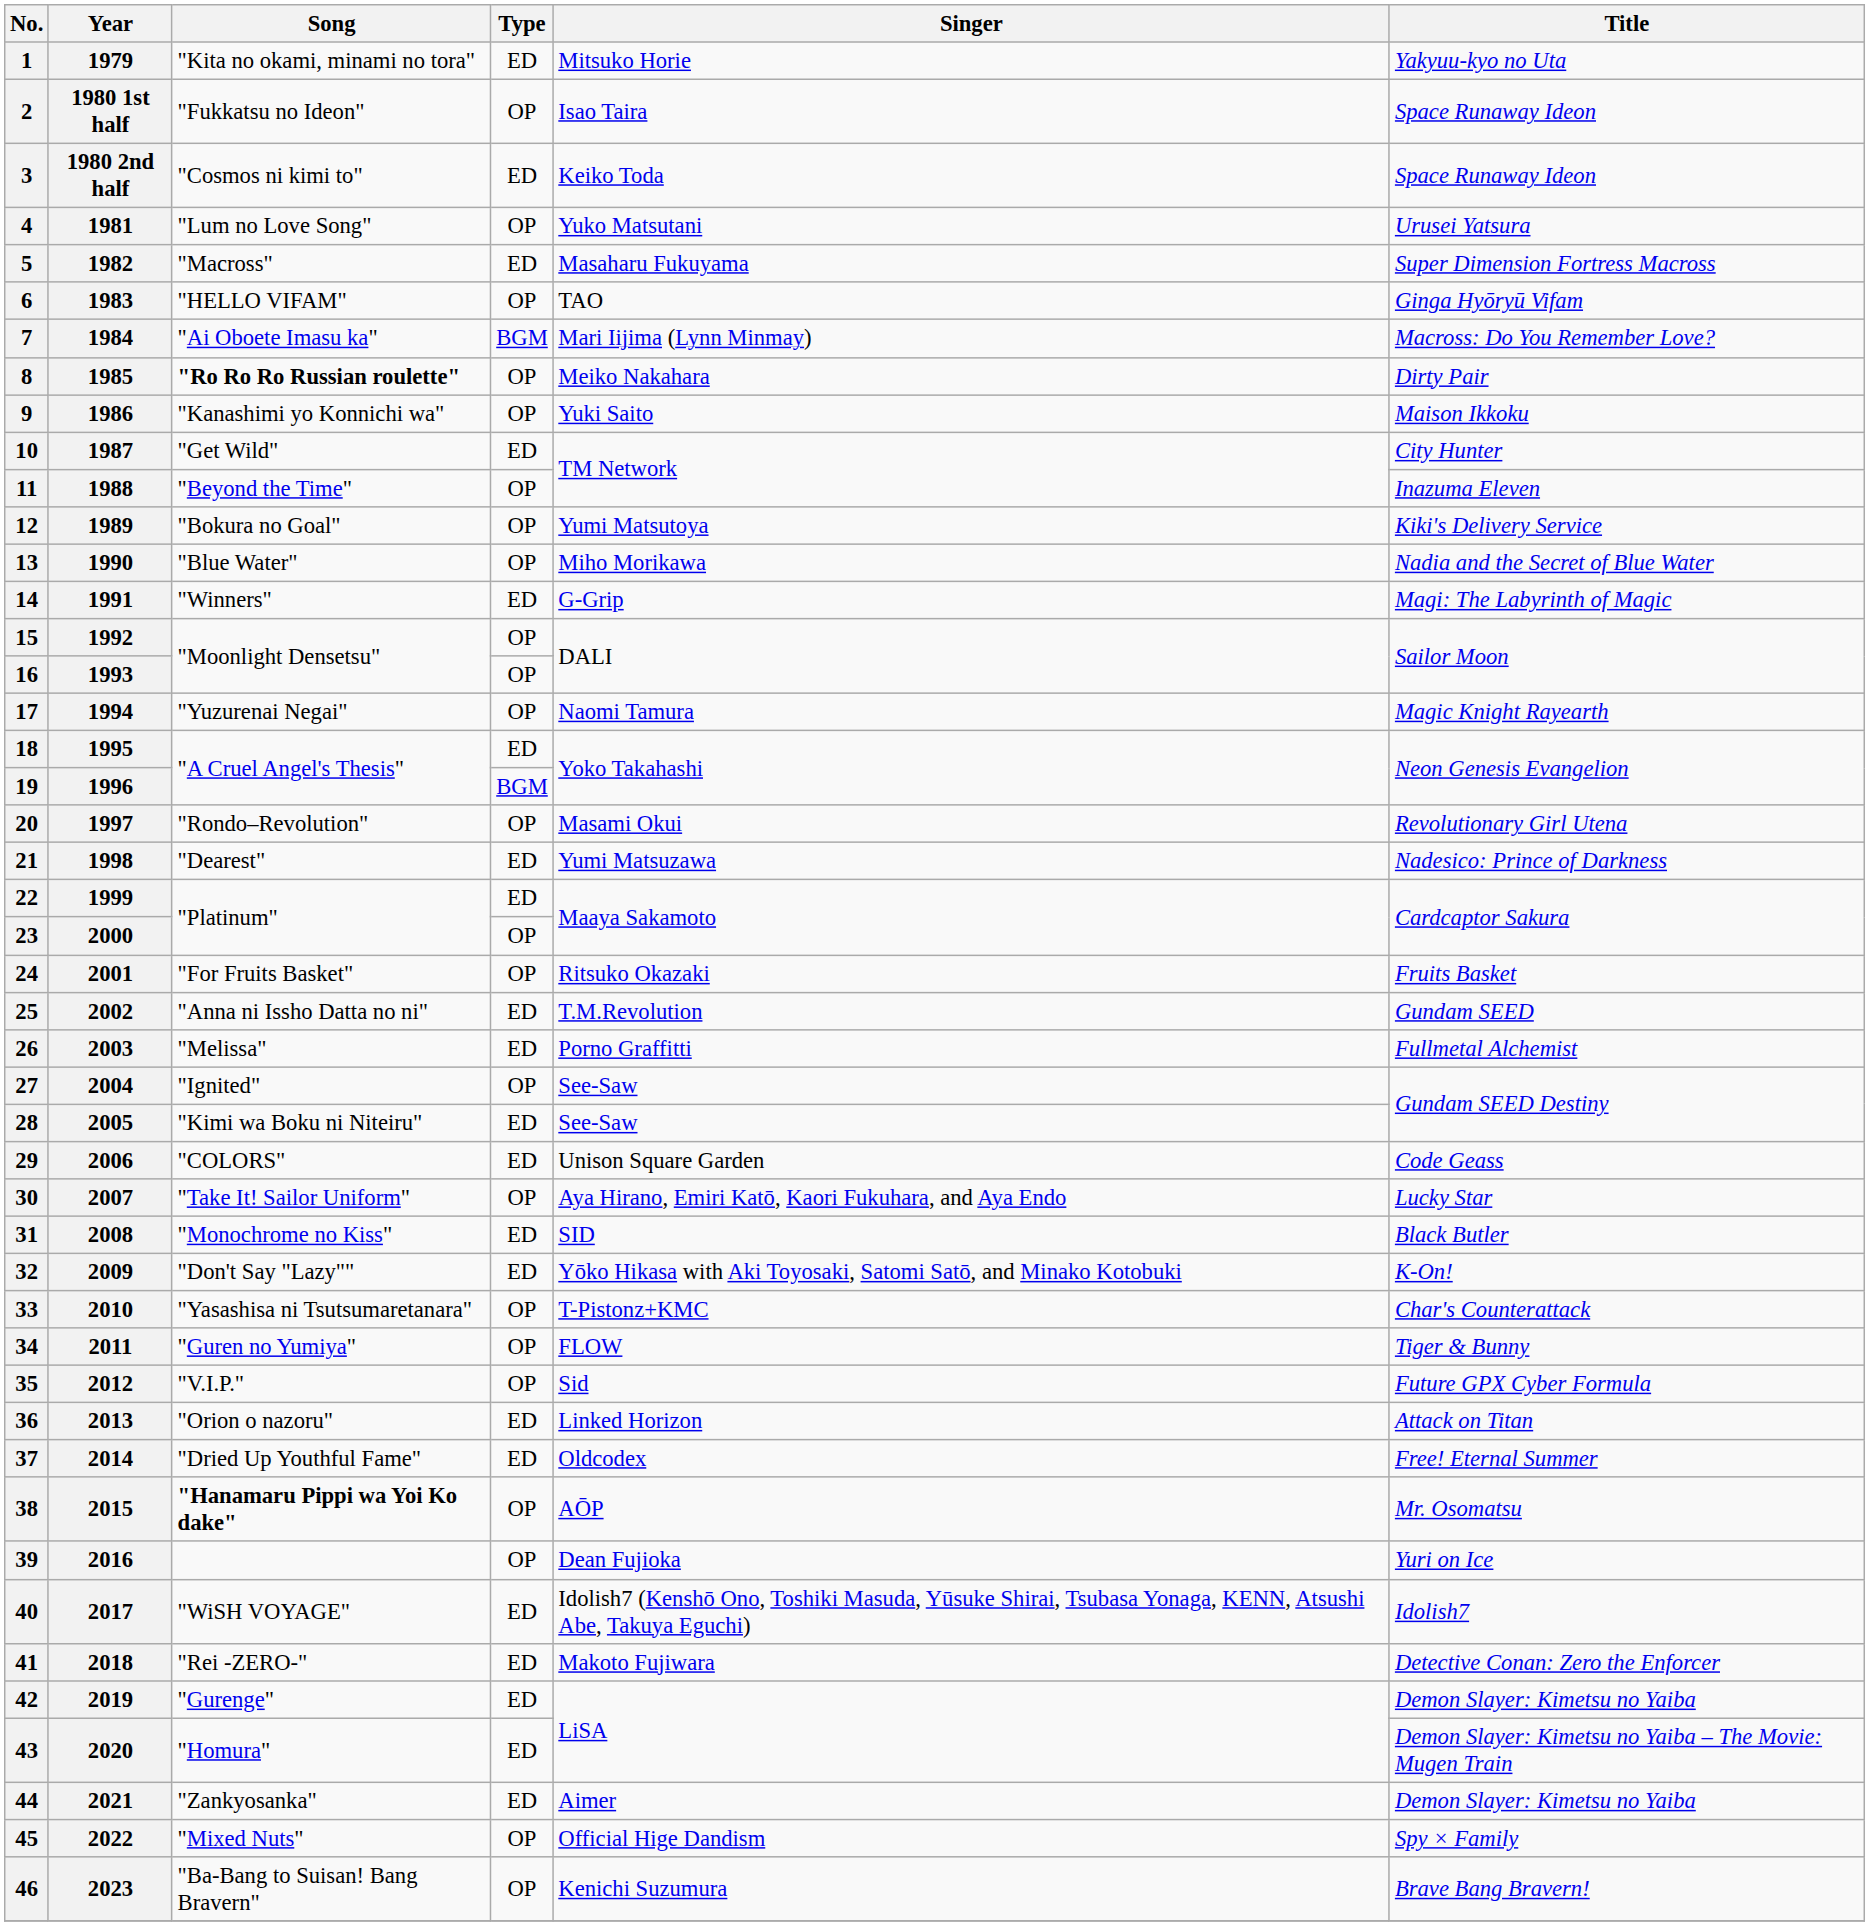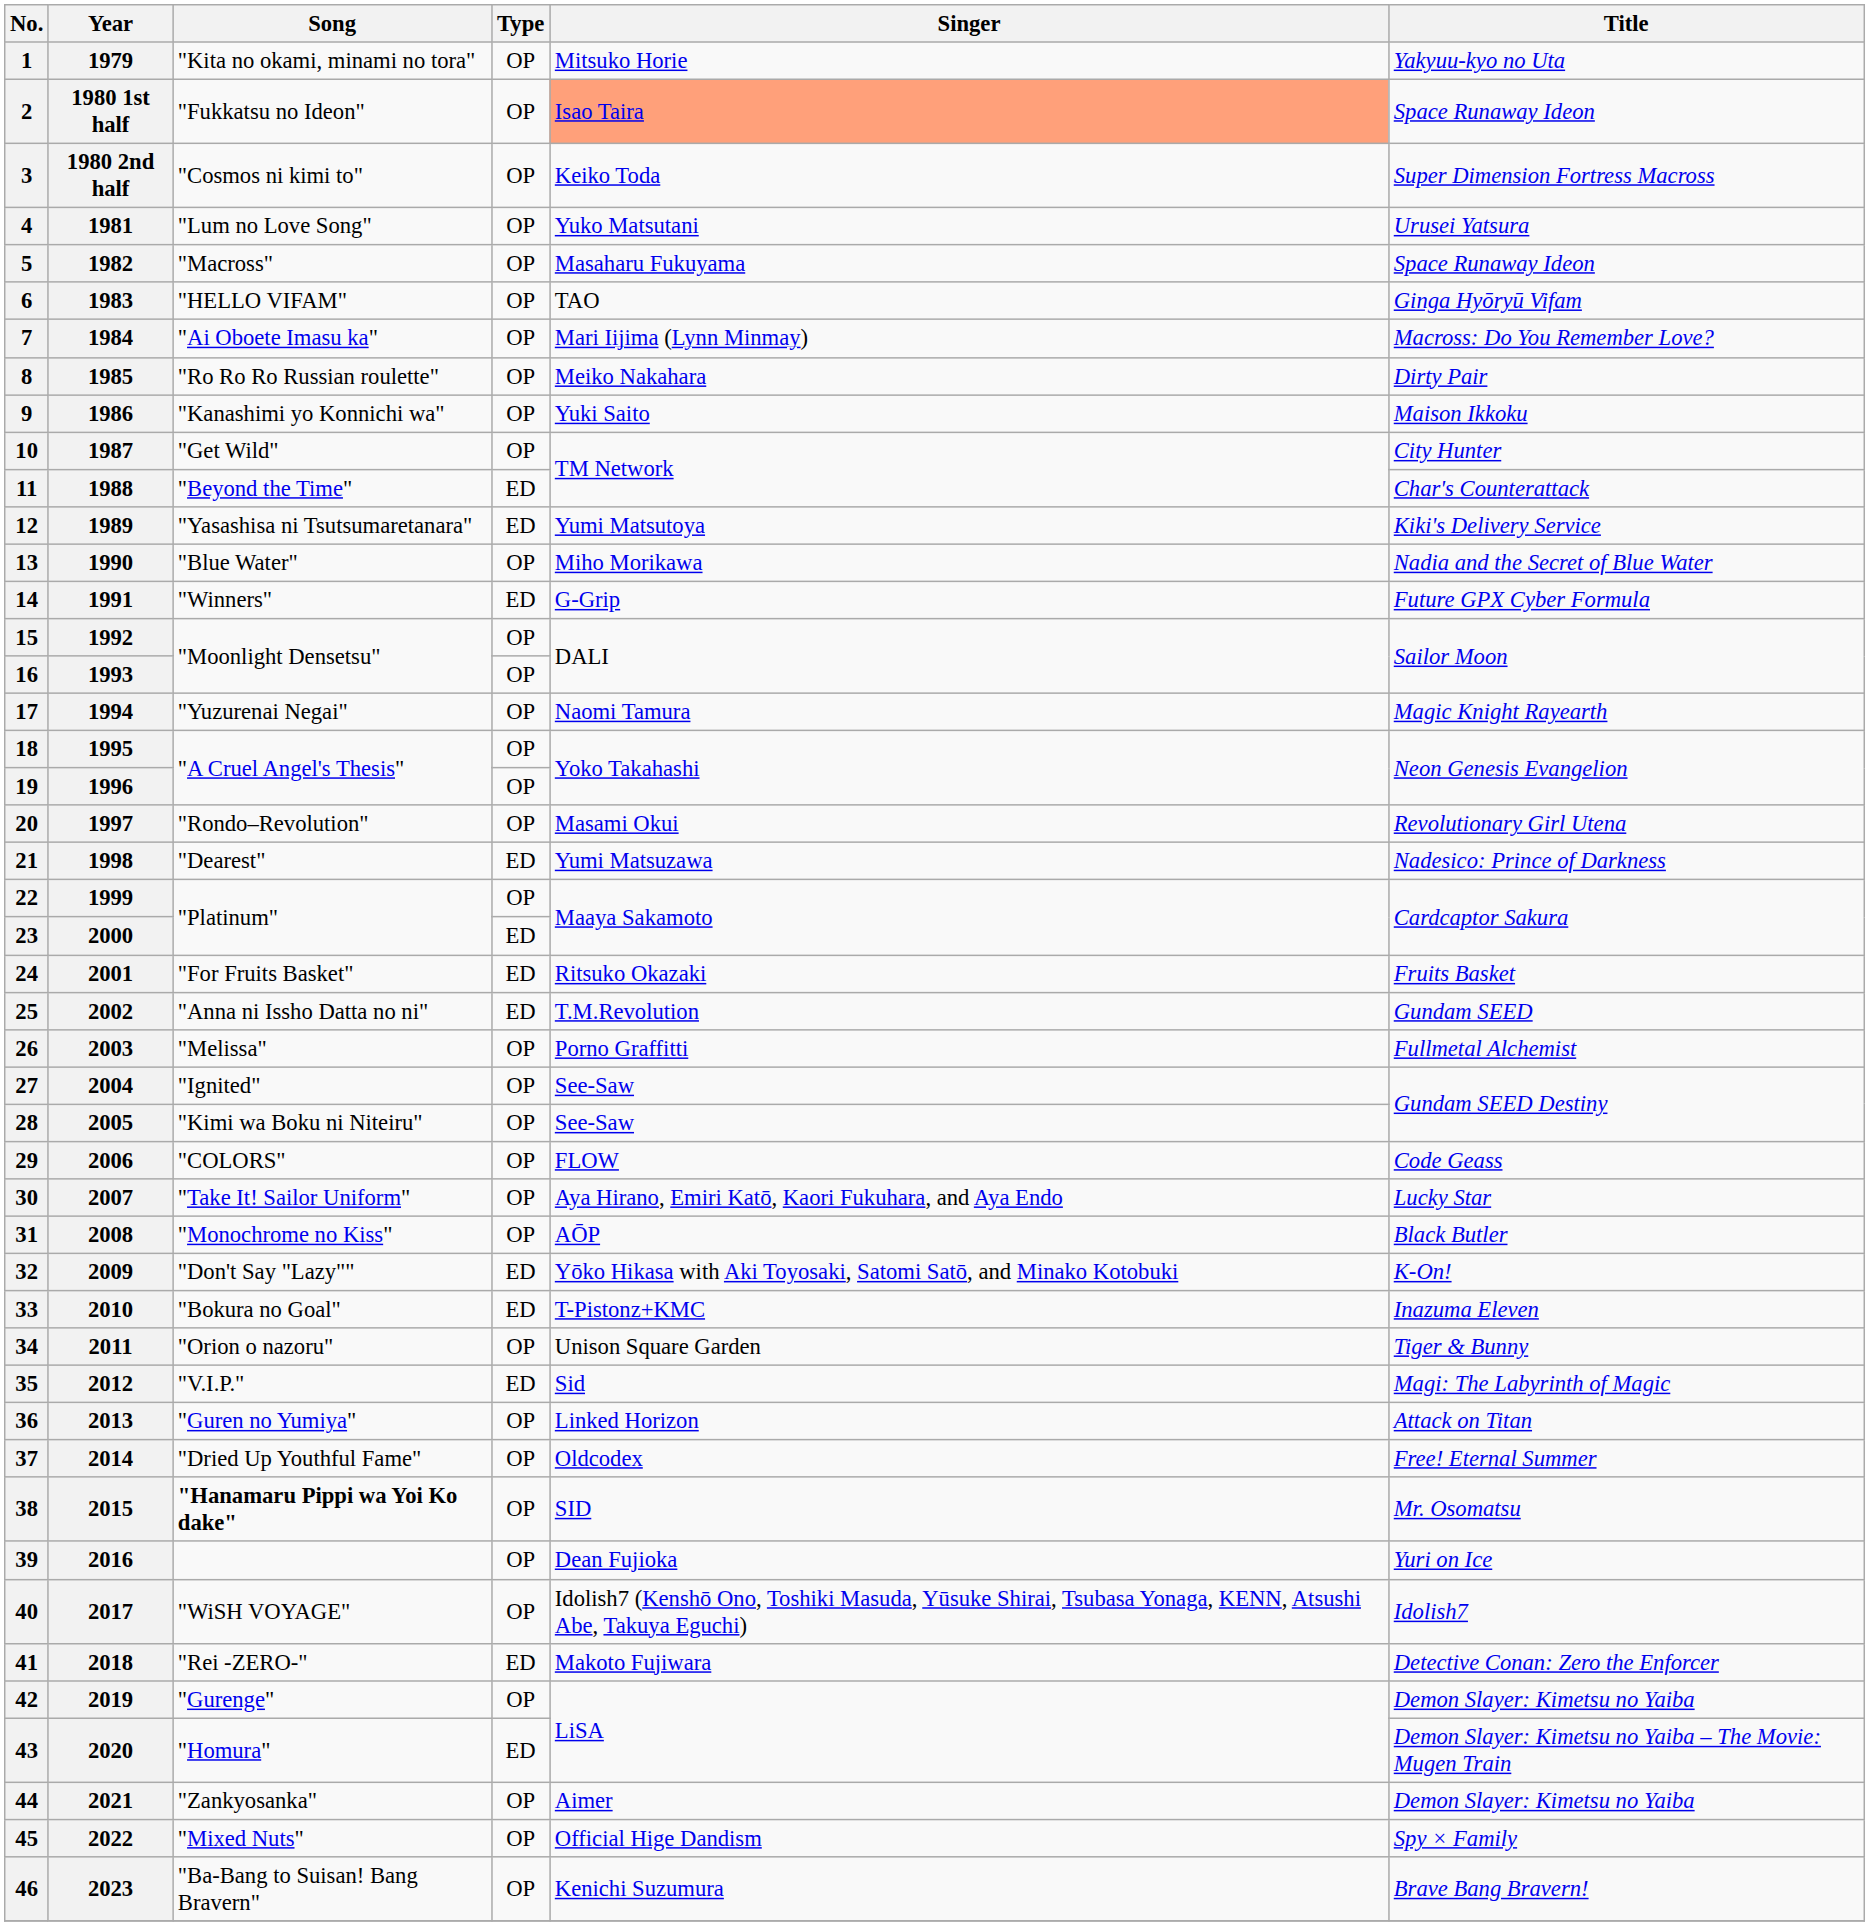(522, 60) ED -> (521, 60) OP
(603, 111) no background -> (599, 111) lightsalmon background
(522, 175) ED -> (521, 175) OP
(1495, 175) Space Runaway Ideon -> (1554, 175) Super Dimension Fortress Macross
(522, 263) ED -> (521, 263) OP
(1555, 263) Super Dimension Fortress Macross -> (1494, 263) Space Runaway Ideon
(522, 338) BGM -> (521, 338) OP
(319, 375) bold -> (308, 375) normal
(522, 450) ED -> (521, 450) OP
(522, 487) OP -> (521, 487) ED
(1467, 487) Inazuma Eleven -> (1491, 487) Char's Counterattack
(259, 525) "Bokura no Goal" -> (325, 525) "Yasashisa ni Tsutsumaretanara"
(522, 525) OP -> (521, 525) ED
(1533, 599) Magi: The Labyrinth of Magic -> (1522, 599) Future GPX Cyber Formula
(522, 749) ED -> (521, 749) OP
(522, 786) BGM -> (521, 786) OP
(522, 898) ED -> (521, 898) OP
(522, 935) OP -> (521, 935) ED
(522, 973) OP -> (521, 973) ED
(522, 1047) ED -> (521, 1047) OP
(522, 1122) ED -> (521, 1122) OP
(522, 1159) ED -> (521, 1159) OP
(661, 1159) Unison Square Garden -> (587, 1159) FLOW
(522, 1234) ED -> (521, 1234) OP
(577, 1234) SID -> (577, 1234) AŌP
(325, 1309) "Yasashisa ni Tsutsumaretanara" -> (259, 1309) "Bokura no Goal"
(522, 1309) OP -> (521, 1309) ED
(1493, 1309) Char's Counterattack -> (1466, 1309) Inazuma Eleven
(267, 1346) "Guren no Yumiya" -> (256, 1346) "Orion o nazoru"
(590, 1346) FLOW -> (658, 1346) Unison Square Garden
(522, 1384) OP -> (521, 1384) ED
(1523, 1384) Future GPX Cyber Formula -> (1532, 1384) Magi: The Labyrinth of Magic
(255, 1421) "Orion o nazoru" -> (267, 1421) "Guren no Yumiya"
(522, 1421) ED -> (521, 1421) OP
(522, 1458) ED -> (521, 1458) OP
(581, 1509) AŌP -> (573, 1509) SID
(522, 1610) ED -> (521, 1610) OP
(522, 1699) ED -> (521, 1699) OP
(522, 1800) ED -> (521, 1800) OP
